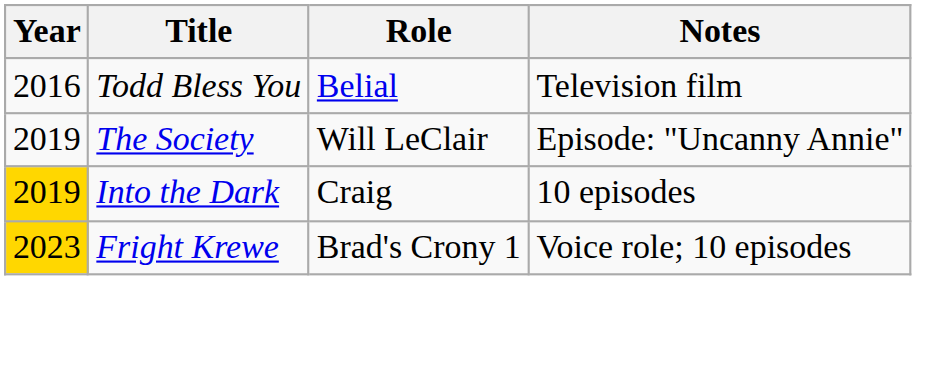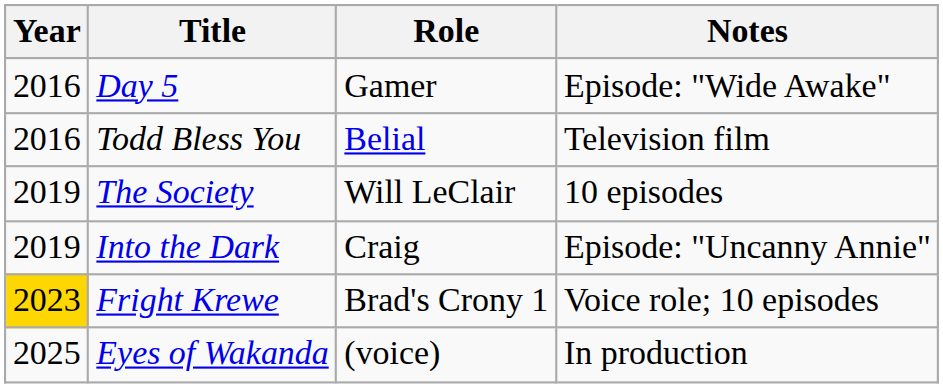+ row: (137, 85)
(720, 138) Episode: "Uncanny Annie" -> (644, 192) 10 episodes
(47, 192) gold background -> (47, 246) no background
(616, 192) 10 episodes -> (747, 246) Episode: "Uncanny Annie"
+ row: (213, 354)
